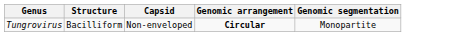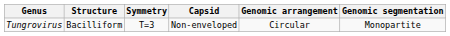+ column: (147, 11)
(245, 25) bold -> (290, 25) normal
